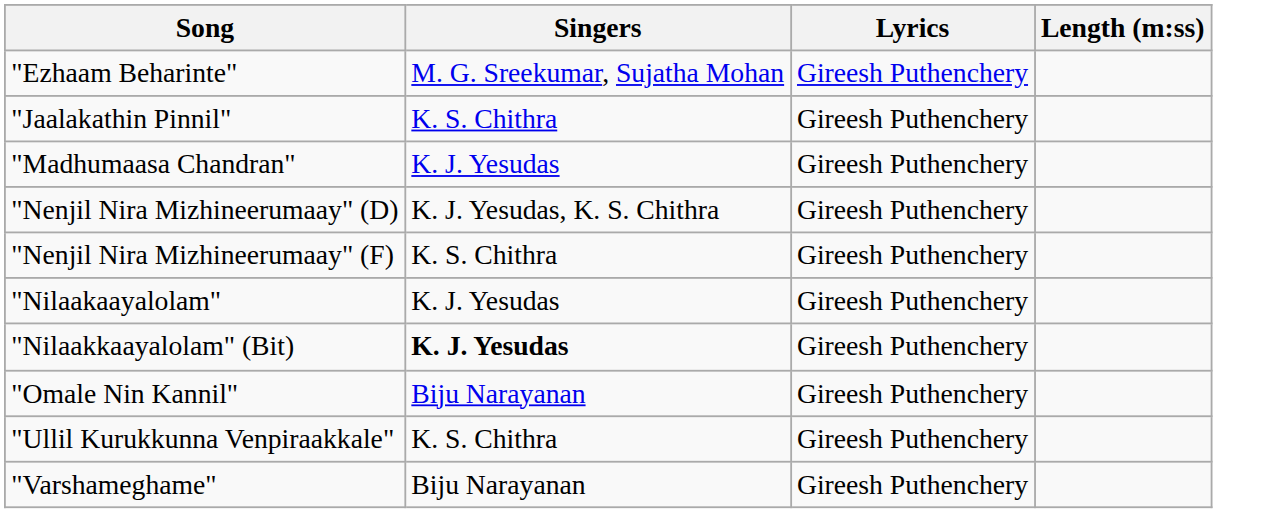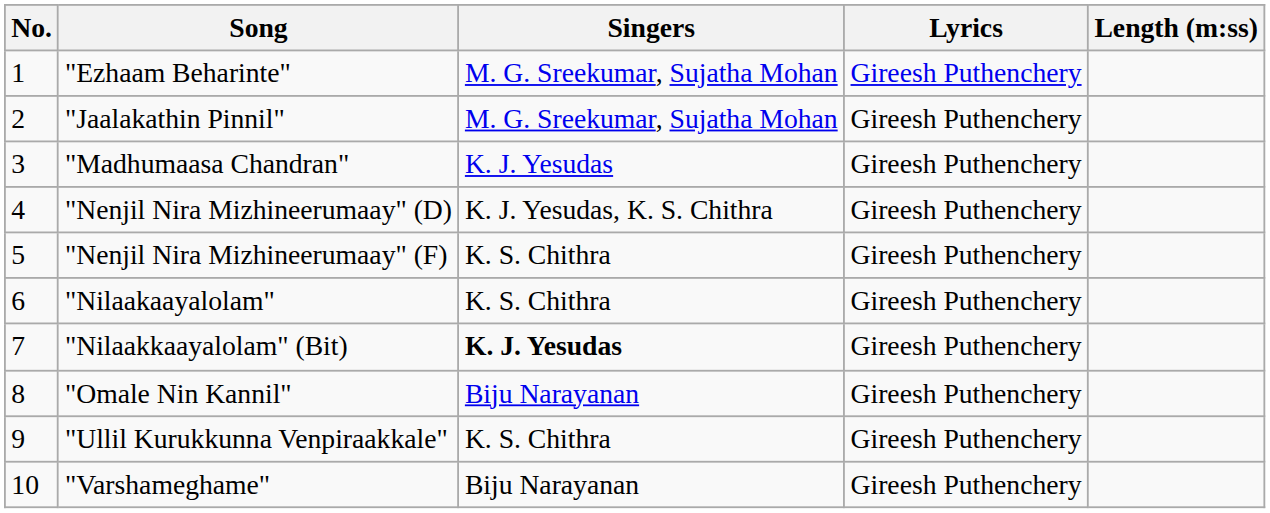+ column: (32, 27)
(484, 118) K. S. Chithra -> (651, 118) M. G. Sreekumar, Sujatha Mohan
(485, 301) K. J. Yesudas -> (538, 301) K. S. Chithra
